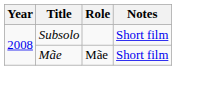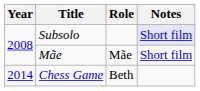(142, 34) no background -> (166, 34) lavender background
+ row: (71, 75)
